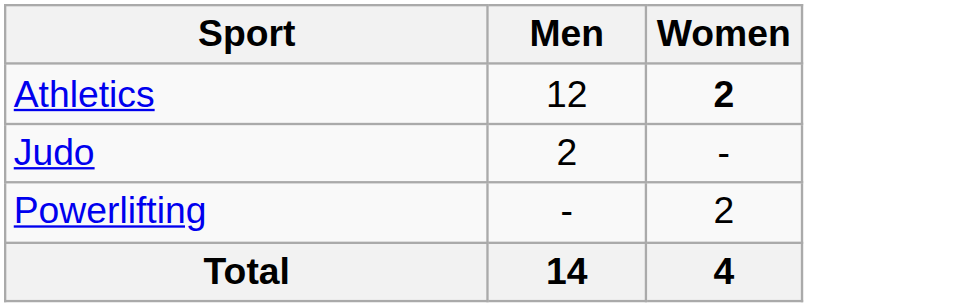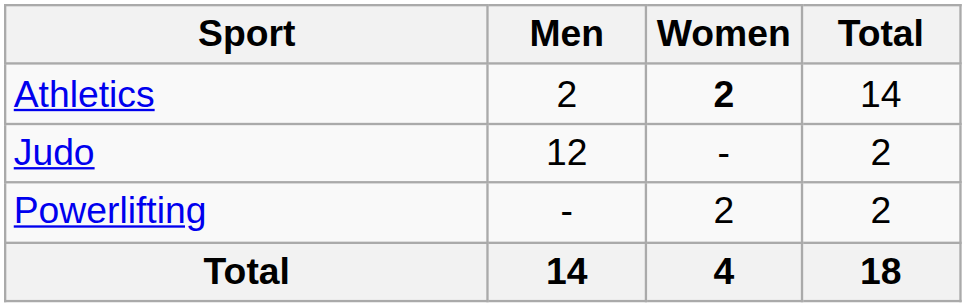+ column: (881, 34)
(567, 93) 12 -> (567, 93) 2
(567, 152) 2 -> (567, 152) 12
